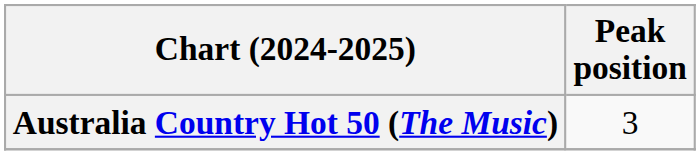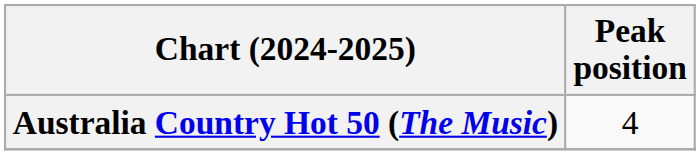(630, 121) 3 -> (630, 121) 4
